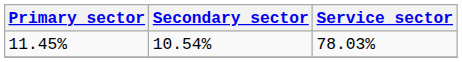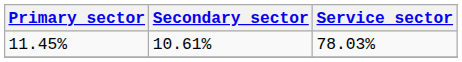(182, 44) 10.54% -> (182, 44) 10.61%
